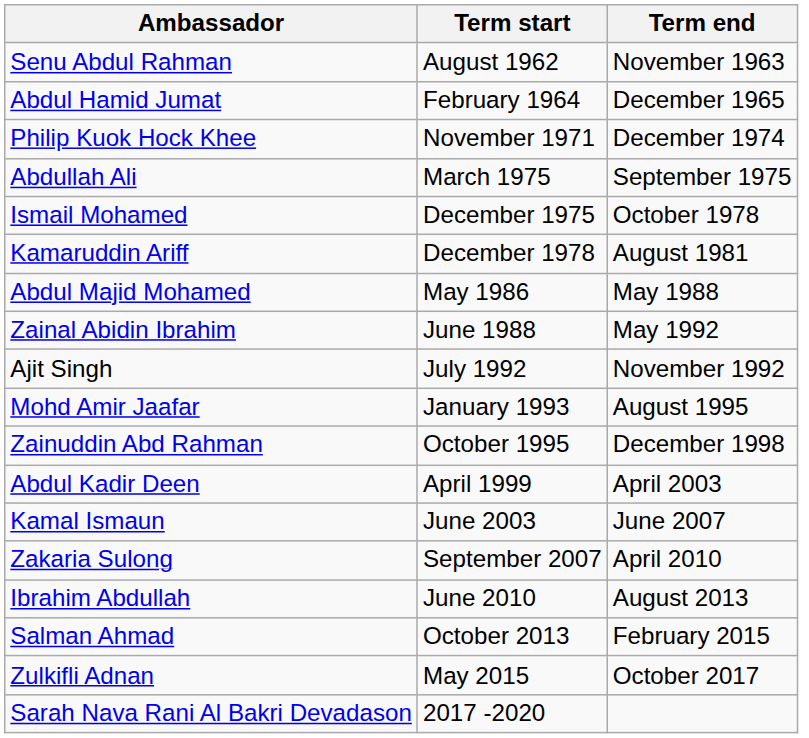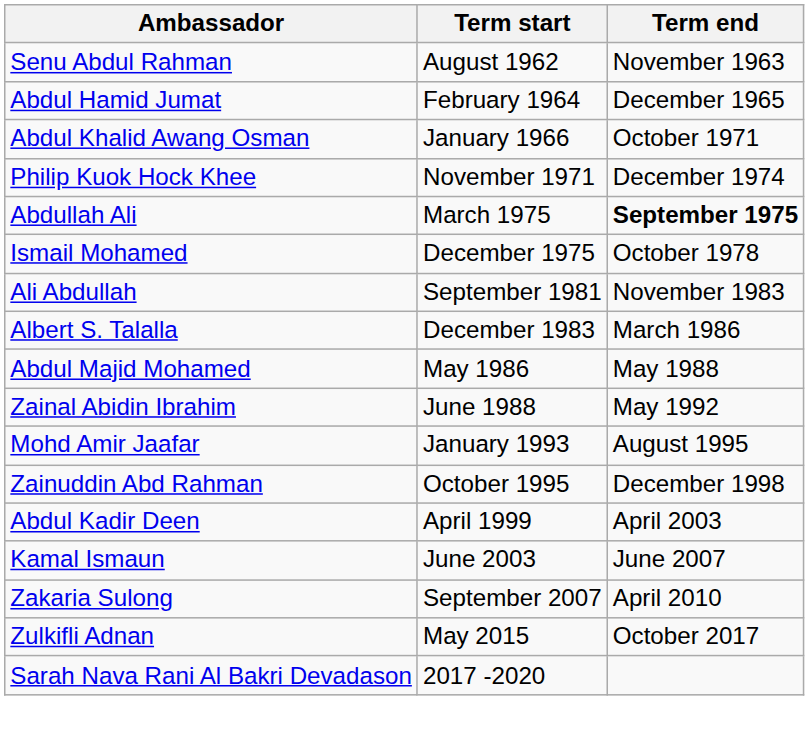+ row: (160, 138)
(702, 176) normal -> (705, 215) bold
- row: (99, 253)
+ row: (73, 291)
+ row: (94, 330)
- row: (61, 368)
- row: (100, 598)
- row: (92, 636)
